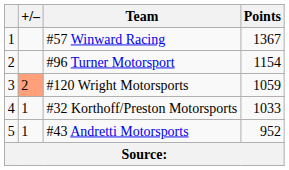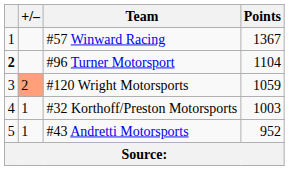(11, 62) normal -> (11, 62) bold
(267, 62) 1154 -> (267, 62) 1104
(267, 108) 1033 -> (267, 108) 1003
